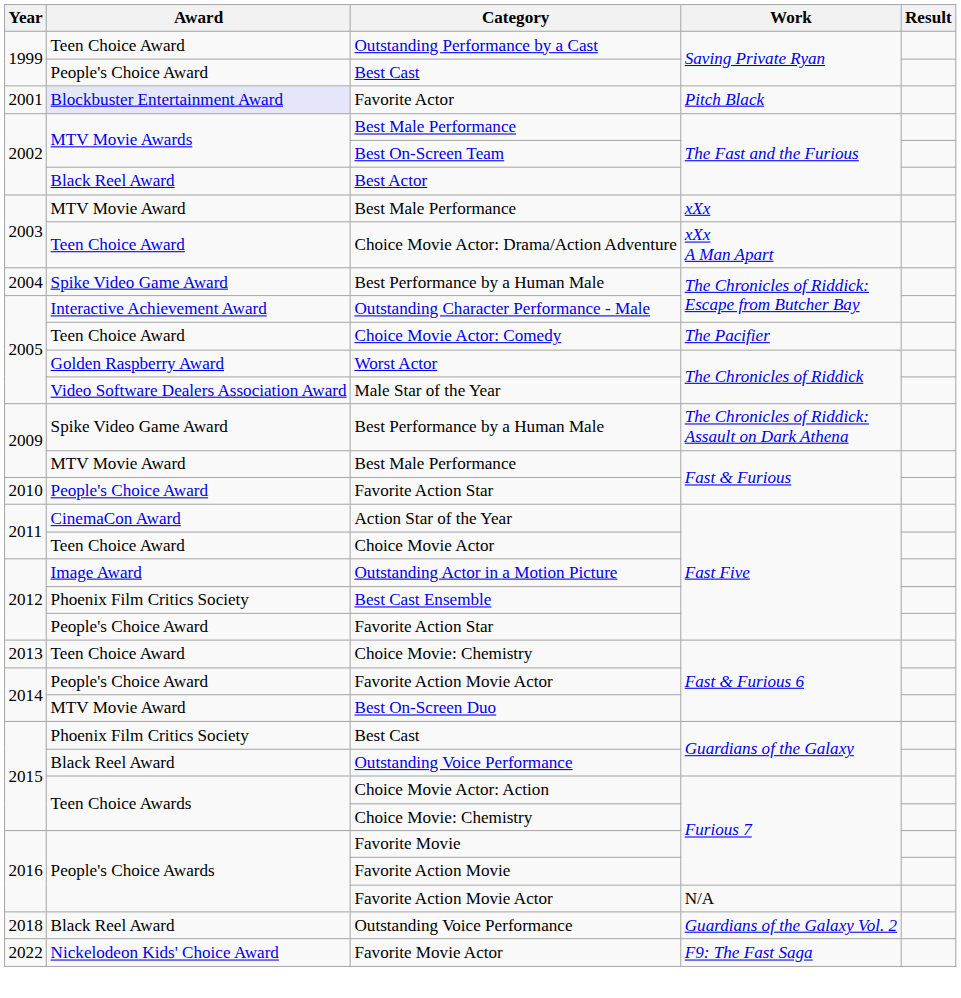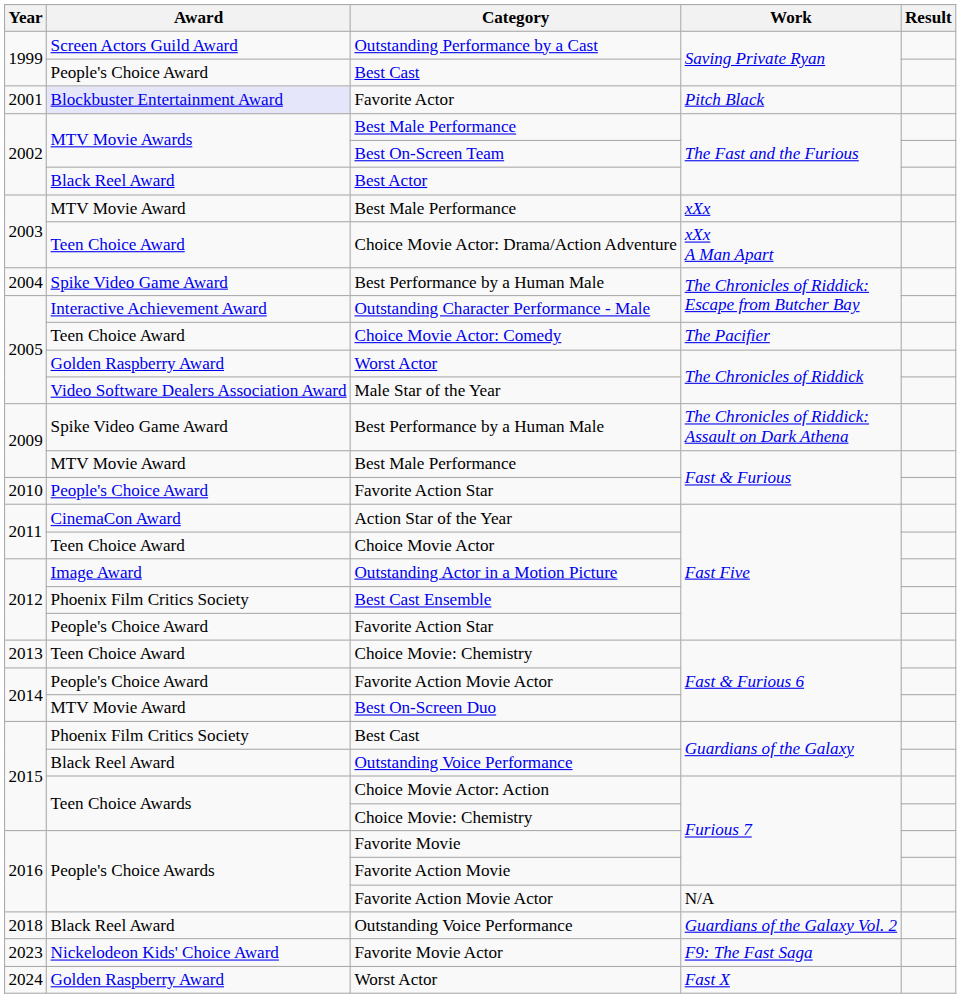(118, 45) Teen Choice Award -> (144, 45) Screen Actors Guild Award
(26, 952) 2022 -> (26, 952) 2023
+ row: (396, 979)
